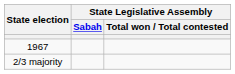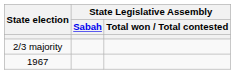rows swapped: (38, 62) <-> (38, 47)
